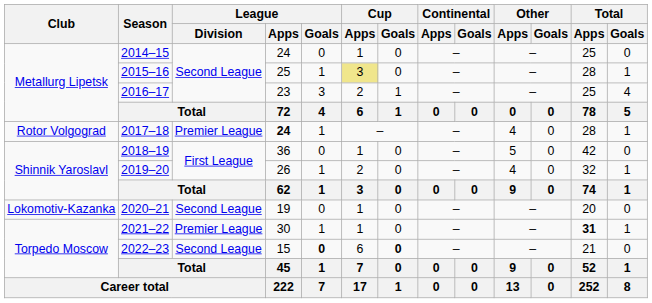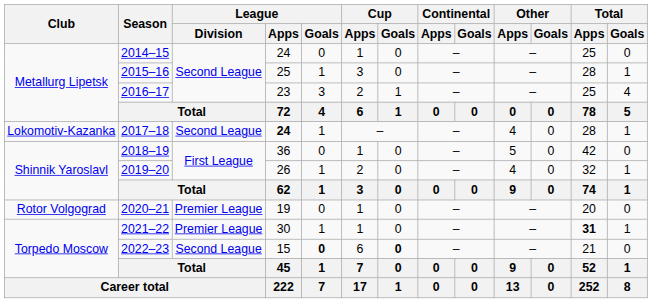(360, 72) khaki background -> (360, 72) no background
(61, 131) Rotor Volgograd -> (61, 131) Lokomotiv-Kazanka
(219, 131) Premier League -> (219, 131) Second League
(61, 209) Lokomotiv-Kazanka -> (61, 209) Rotor Volgograd
(219, 209) Second League -> (219, 209) Premier League
